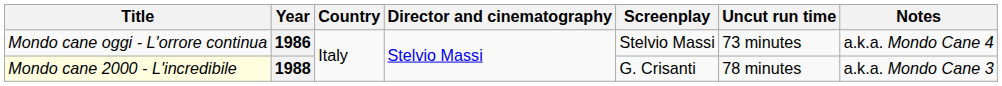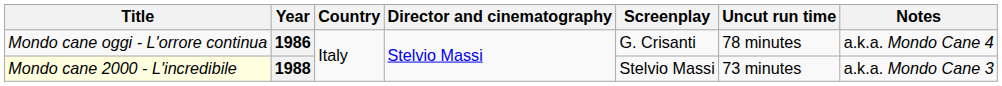(667, 42) Stelvio Massi -> (658, 42) G. Crisanti
(762, 42) 73 minutes -> (762, 42) 78 minutes
(658, 68) G. Crisanti -> (667, 68) Stelvio Massi
(762, 68) 78 minutes -> (762, 68) 73 minutes
